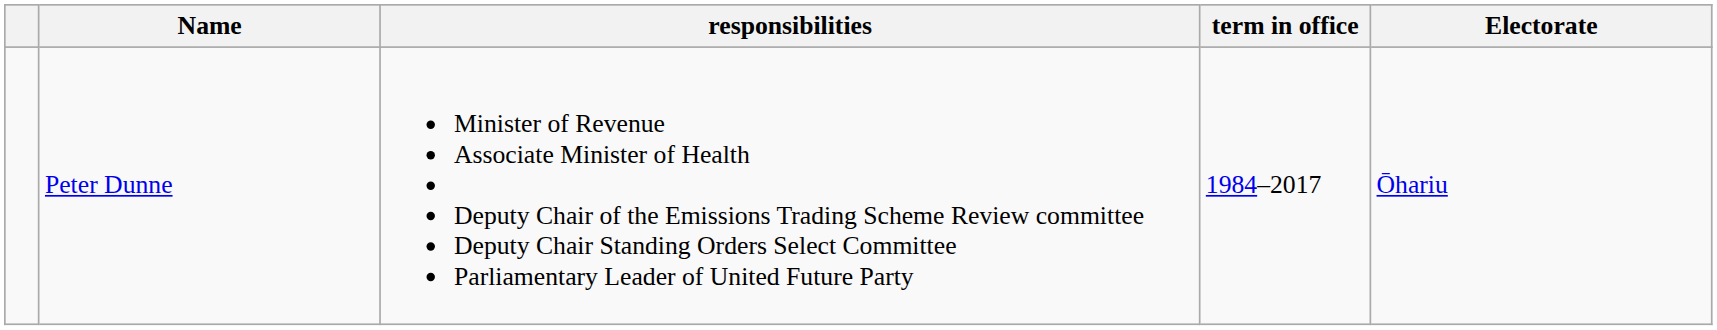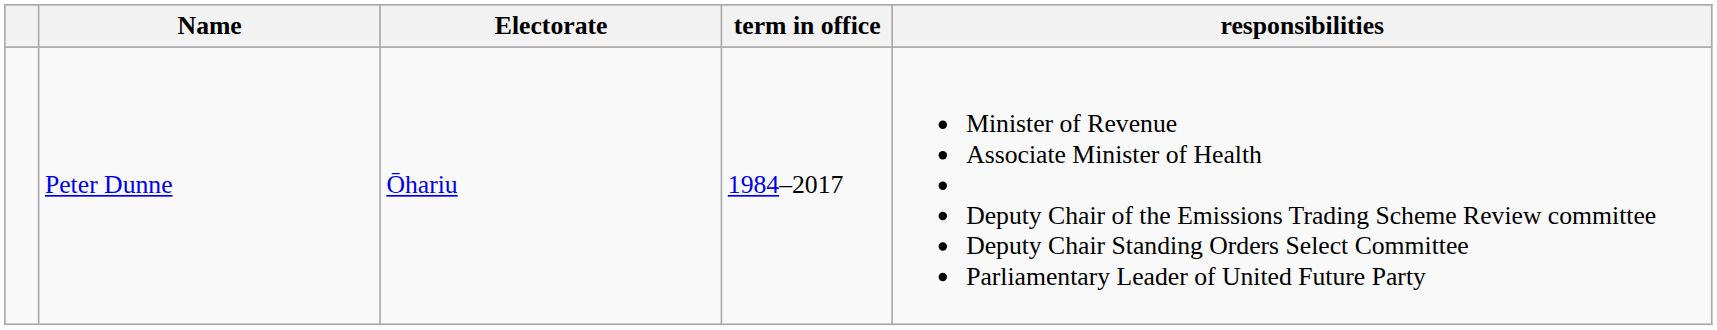columns swapped: (1541, 25) <-> (790, 25)
